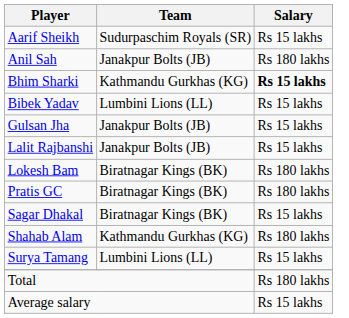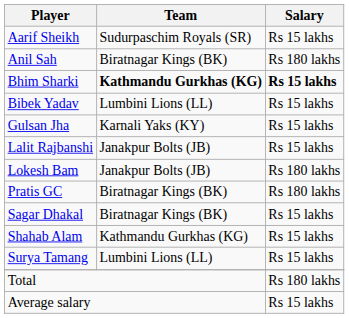(155, 59) Janakpur Bolts (JB) -> (163, 59) Biratnagar Kings (BK)
(174, 81) normal -> (181, 81) bold
(155, 125) Janakpur Bolts (JB) -> (152, 125) Karnali Yaks (KY)
(163, 170) Biratnagar Kings (BK) -> (155, 170) Janakpur Bolts (JB)
(293, 236) Rs 180 lakhs -> (301, 236) Rs 15 lakhs
